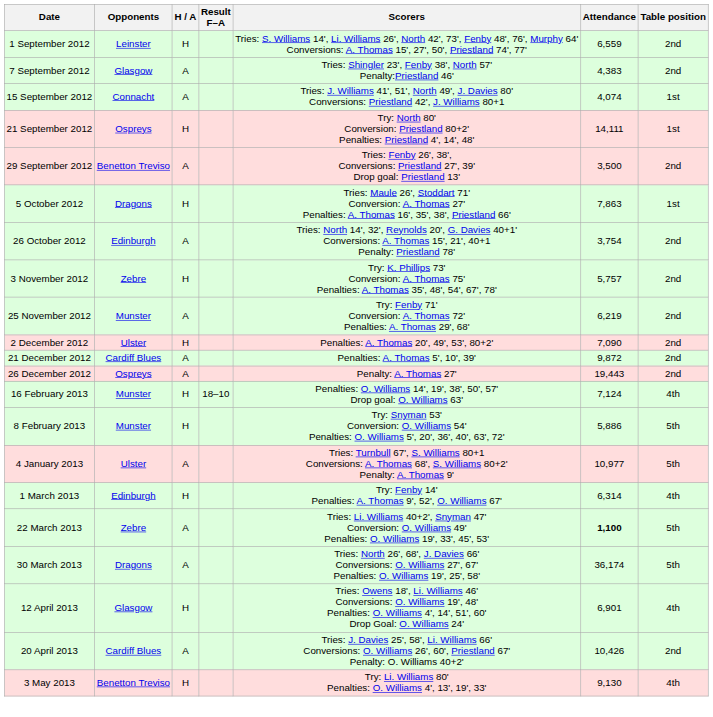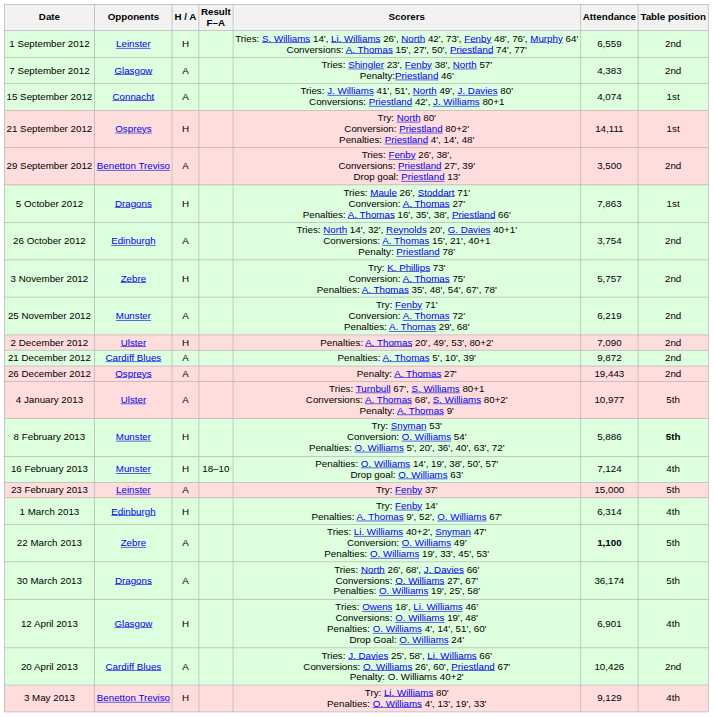rows swapped: (49, 464) <-> (49, 394)
(673, 426) normal -> (673, 437) bold
+ row: (49, 490)
(609, 683) 9,130 -> (609, 698) 9,129
